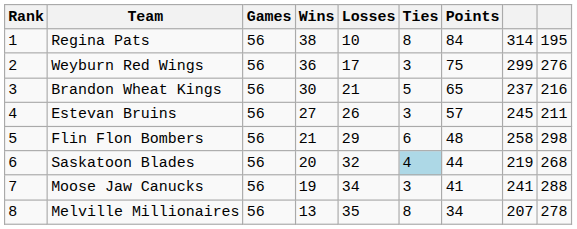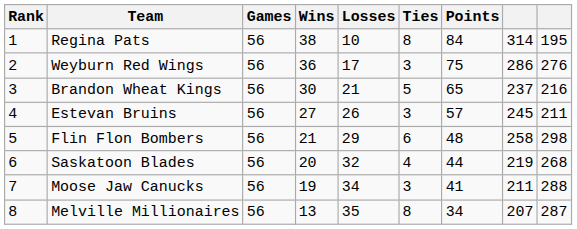(520, 65) 299 -> (520, 65) 286
(407, 163) lightblue background -> (407, 163) no background
(520, 187) 241 -> (520, 187) 211
(554, 212) 278 -> (554, 212) 287
